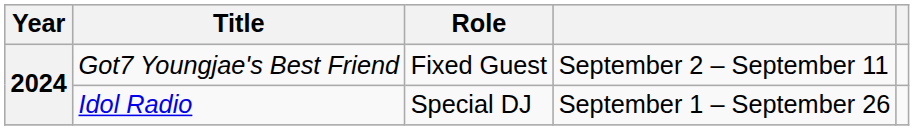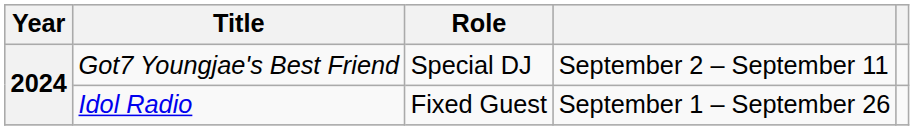(479, 64) Fixed Guest -> (471, 64) Special DJ
(471, 104) Special DJ -> (479, 104) Fixed Guest
